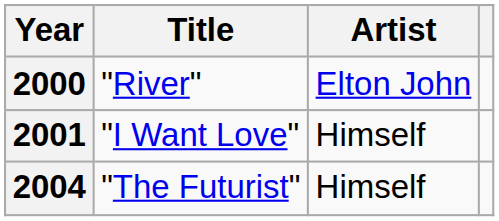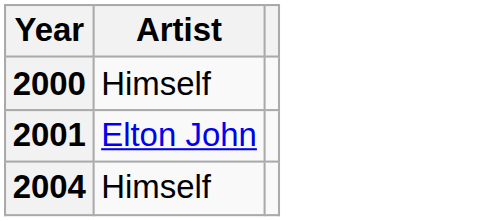- column: (201, 30)
(393, 82) Elton John -> (156, 82) Himself
(371, 135) Himself -> (179, 135) Elton John
